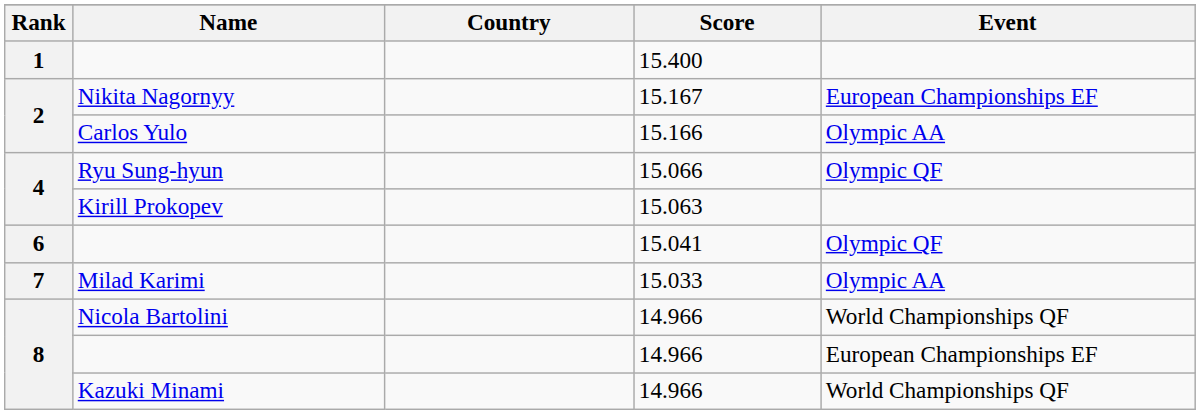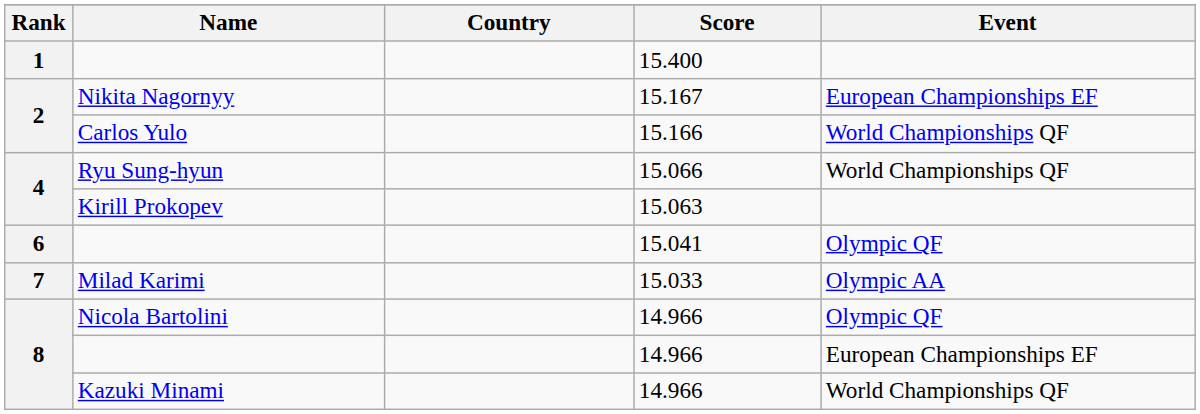(885, 133) Olympic AA -> (947, 133) World Championships QF
(884, 170) Olympic QF -> (947, 170) World Championships QF
(947, 317) World Championships QF -> (884, 317) Olympic QF
